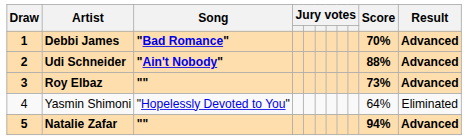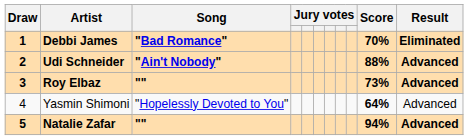(430, 42) Advanced -> (430, 42) Eliminated
(378, 104) normal -> (377, 104) bold
(430, 104) Eliminated -> (430, 104) Advanced
